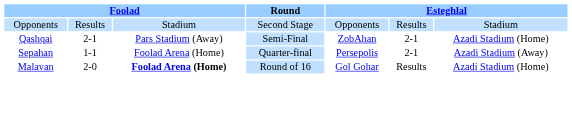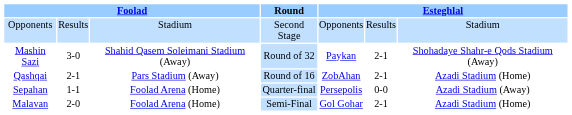+ row: (30, 56)
(285, 39) Semi-Final -> (289, 76) Round of 16
(411, 53) 2-1 -> (381, 90) 0-0
(179, 67) bold -> (175, 104) normal
(285, 67) Round of 16 -> (289, 104) Semi-Final
(411, 67) Results -> (381, 104) 2-1
